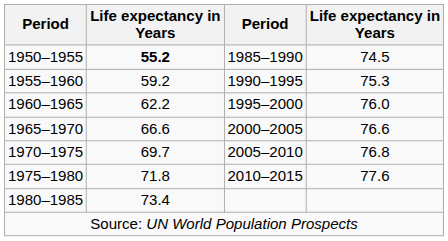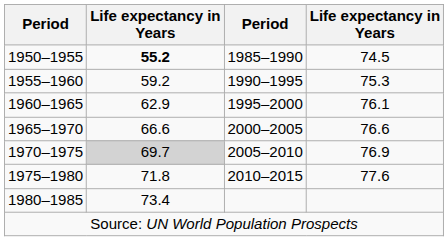(155, 104) 62.2 -> (155, 104) 62.9
(375, 104) 76.0 -> (375, 104) 76.1
(155, 152) no background -> (155, 152) lightgrey background
(375, 152) 76.8 -> (375, 152) 76.9
